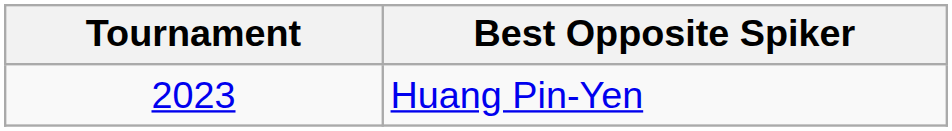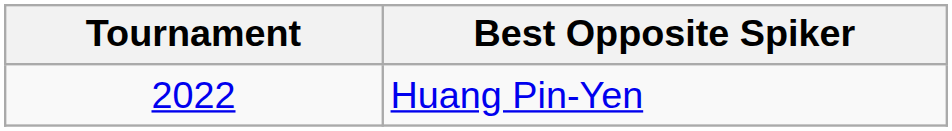(194, 94) 2023 -> (194, 94) 2022
